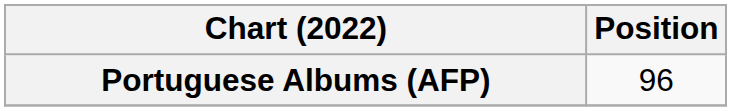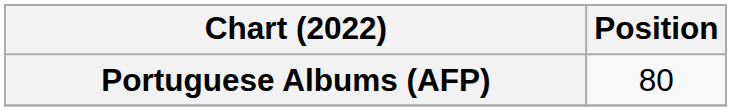(656, 79) 96 -> (656, 79) 80
